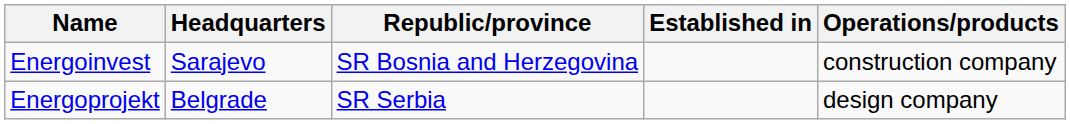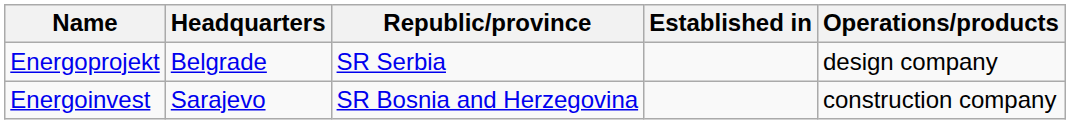rows swapped: (80, 61) <-> (85, 99)
